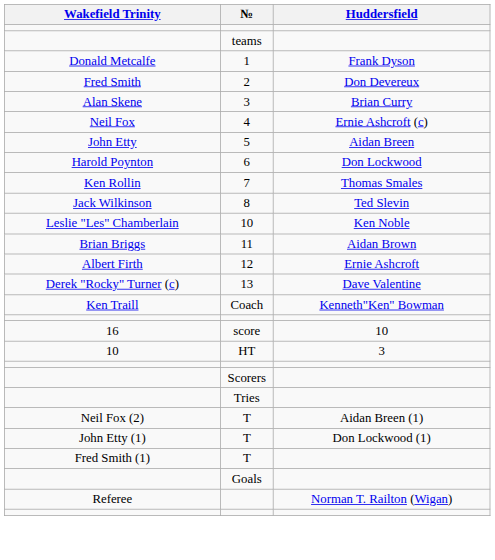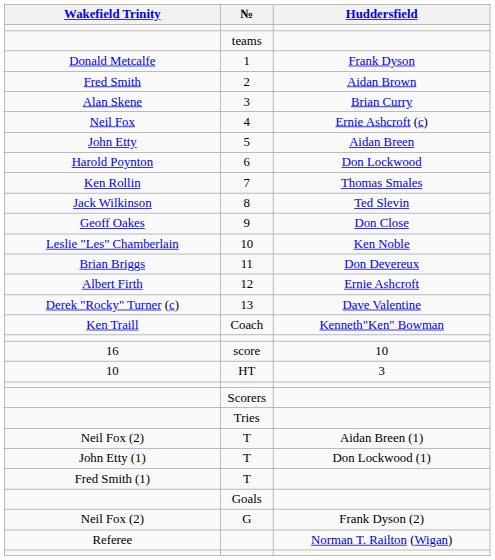(382, 81) Don Devereux -> (382, 81) Aidan Brown
+ row: (112, 223)
(382, 243) Aidan Brown -> (382, 264) Don Devereux
+ row: (112, 519)
